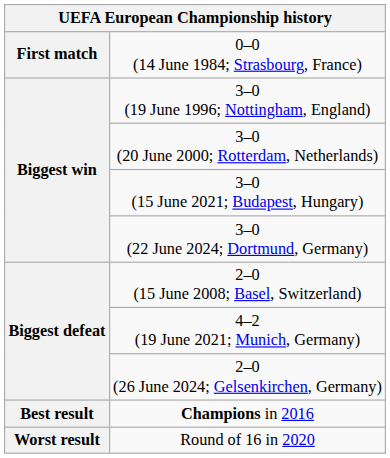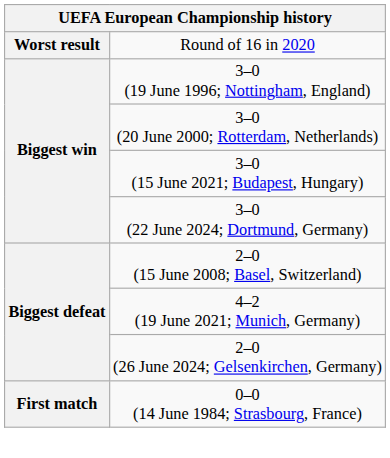rows swapped: (247, 54) <-> (247, 440)
- row: (247, 413)
